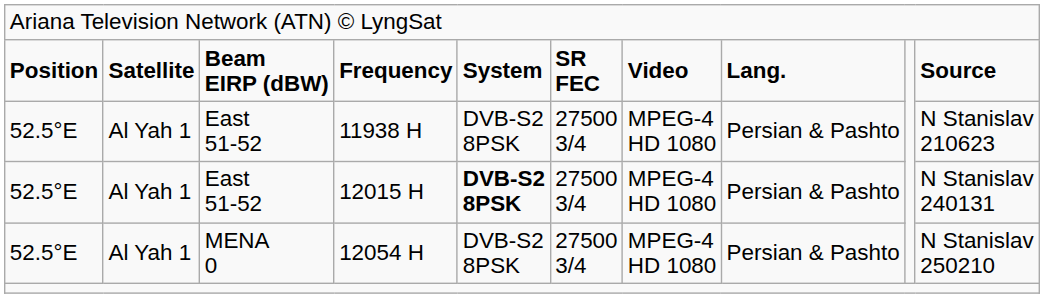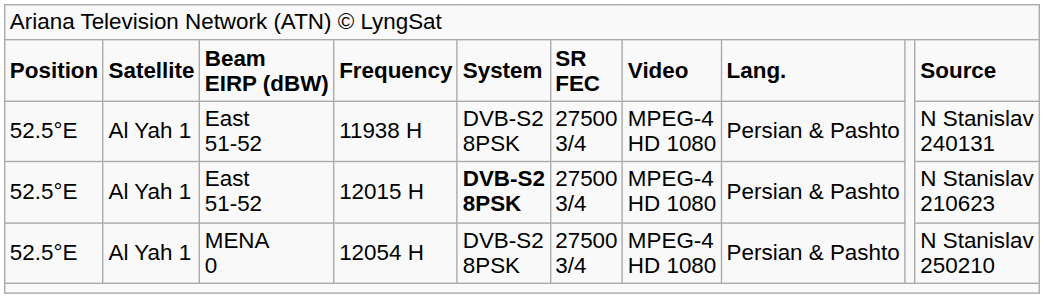(977, 131) N Stanislav 210623 -> (977, 131) N Stanislav 240131
(977, 191) N Stanislav 240131 -> (977, 191) N Stanislav 210623
